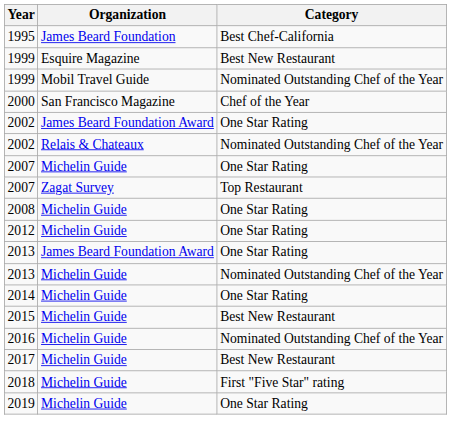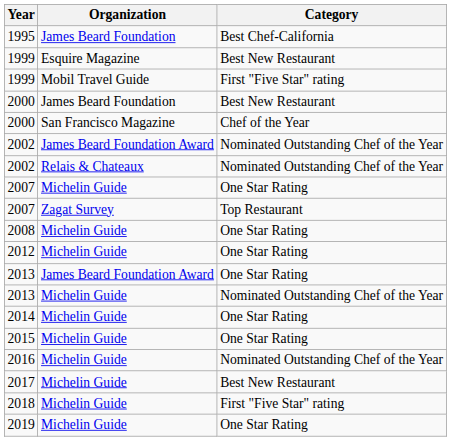(332, 79) Nominated Outstanding Chef of the Year -> (282, 79) First "Five Star" rating
+ row: (21, 101)
(264, 123) One Star Rating -> (332, 144) Nominated Outstanding Chef of the Year
(278, 317) Best New Restaurant -> (264, 338) One Star Rating
